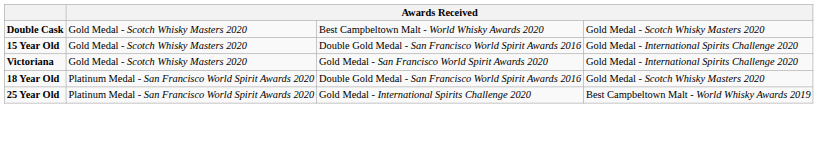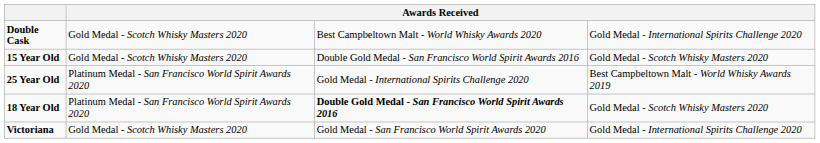(675, 29) Gold Medal - Scotch Whisky Masters 2020 -> (696, 35) Gold Medal - International Spirits Challenge 2020
(692, 45) Gold Medal - International Spirits Challenge 2020 -> (679, 57) Gold Medal - Scotch Whisky Masters 2020
rows swapped: (30, 62) <-> (33, 95)
(450, 78) normal -> (440, 107) bold
